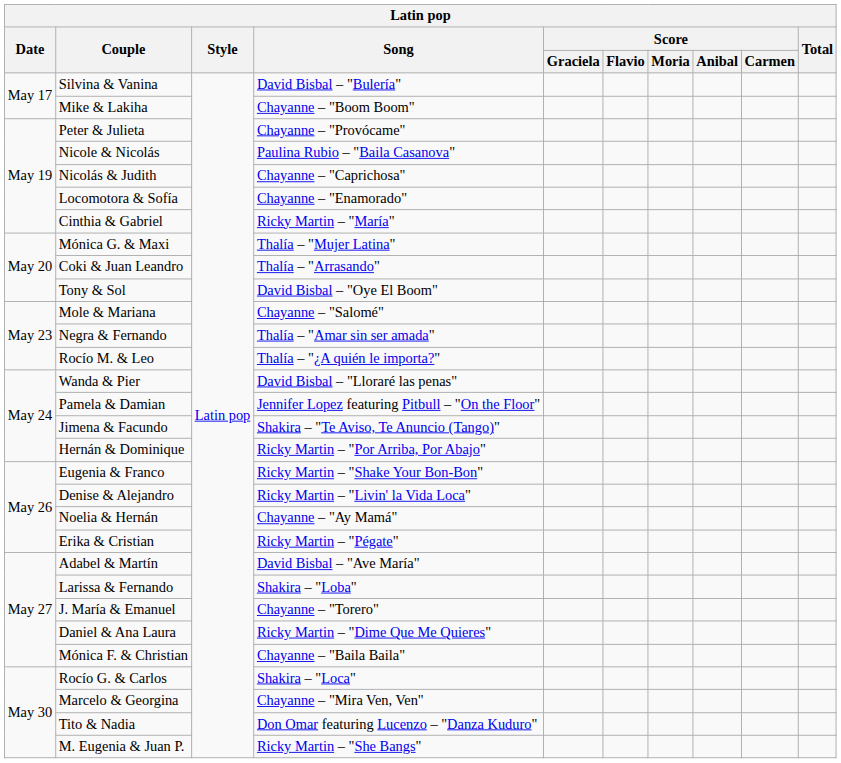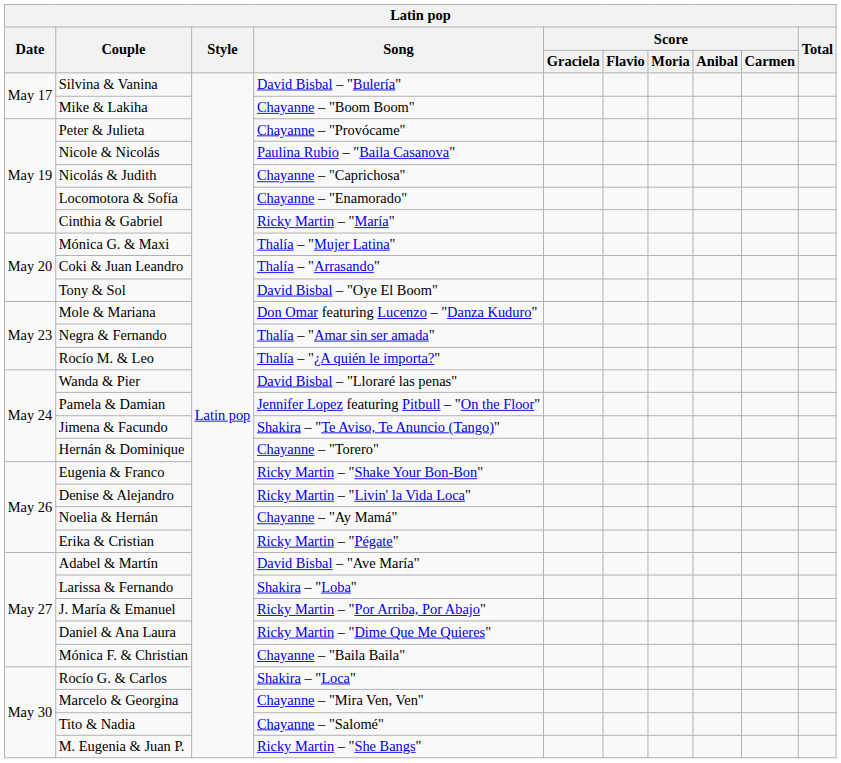(320, 312) Chayanne – "Salomé" -> (397, 312) Don Omar featuring Lucenzo – "Danza Kuduro"
(371, 449) Ricky Martin – "Por Arriba, Por Abajo" -> (318, 449) Chayanne – "Torero"
(318, 609) Chayanne – "Torero" -> (371, 609) Ricky Martin – "Por Arriba, Por Abajo"
(397, 723) Don Omar featuring Lucenzo – "Danza Kuduro" -> (320, 723) Chayanne – "Salomé"
